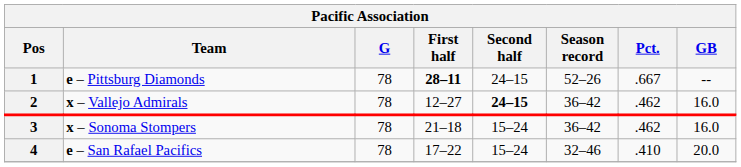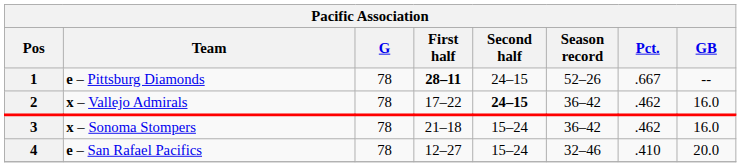(443, 102) 12–27 -> (443, 102) 17–22
(443, 150) 17–22 -> (443, 150) 12–27
